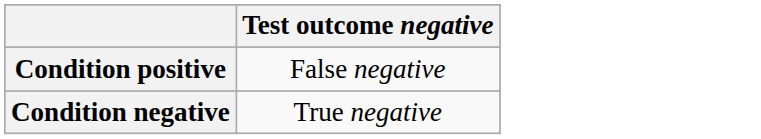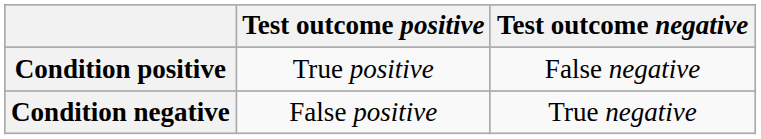+ column: (363, 25)
